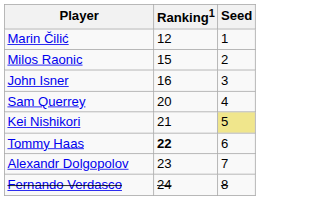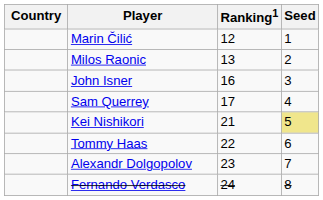+ column: (36, 16)
(164, 60) 15 -> (228, 60) 13
(164, 101) 20 -> (228, 101) 17
(164, 143) bold -> (228, 143) normal
